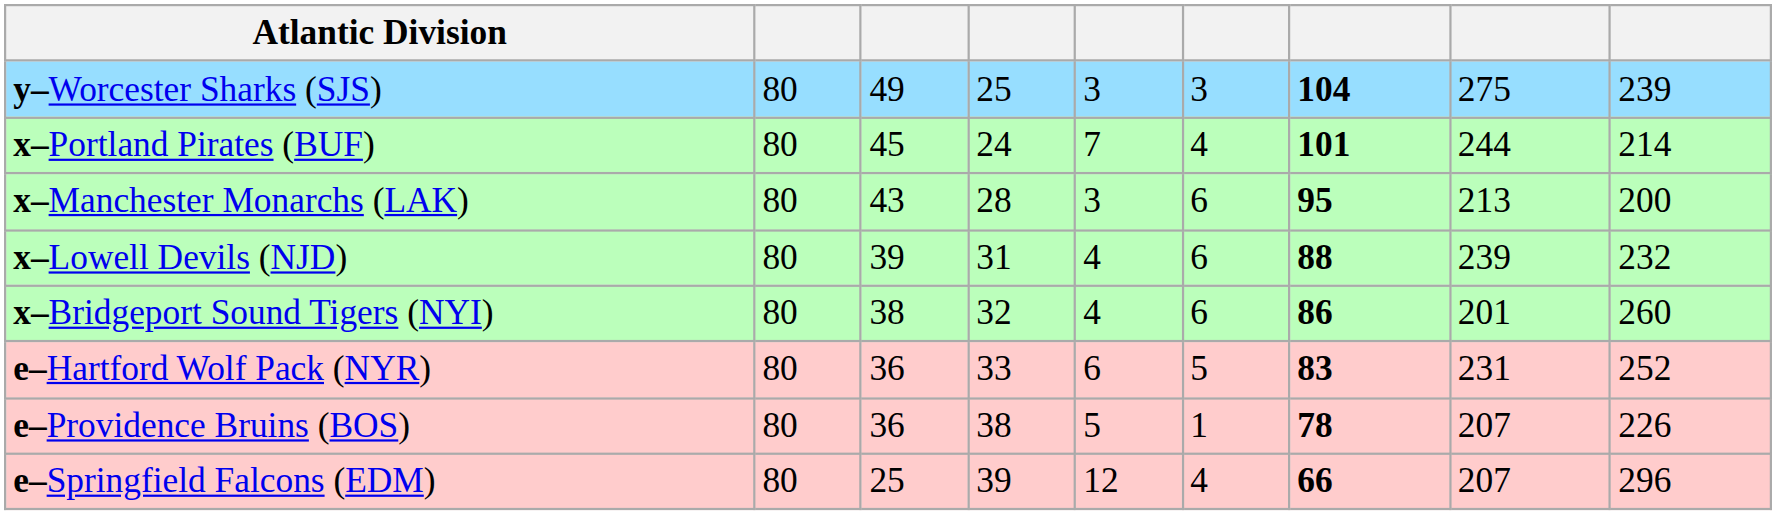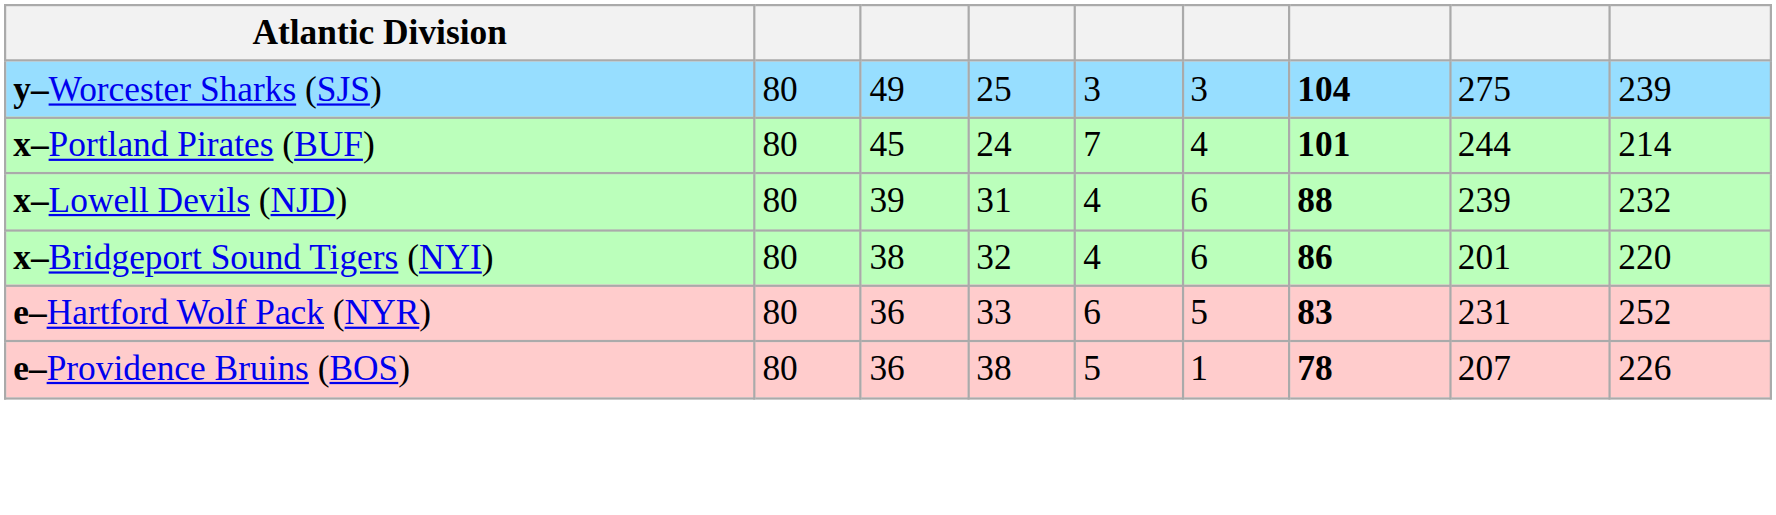- row: (241, 200)
(1645, 312) 260 -> (1645, 256) 220
- row: (224, 481)
